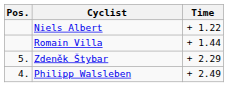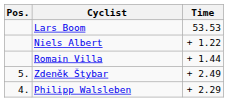+ row: (60, 28)
(204, 58) + 2.29 -> (204, 74) + 2.49
(204, 74) + 2.49 -> (204, 89) + 2.29
